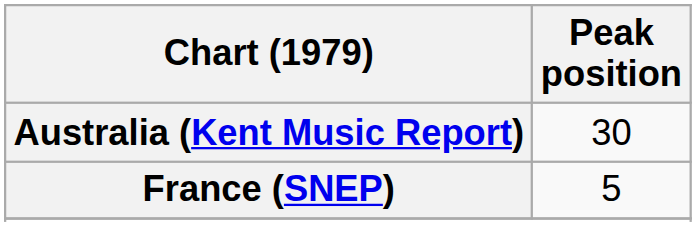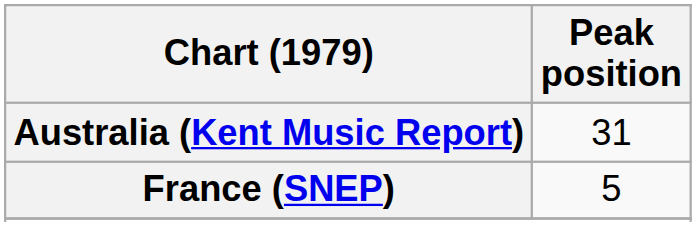(611, 131) 30 -> (611, 131) 31
